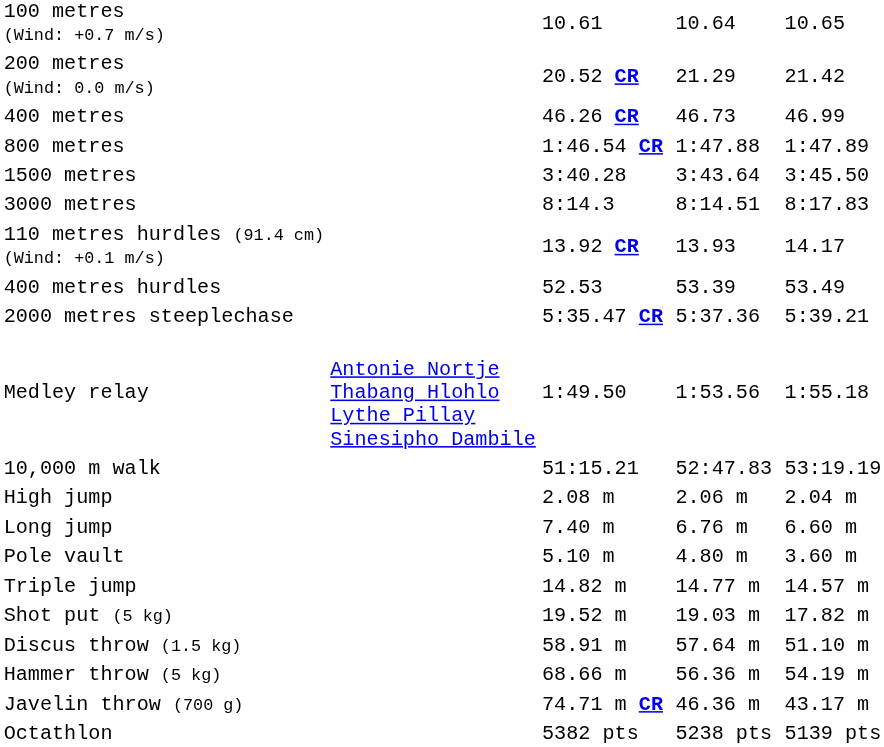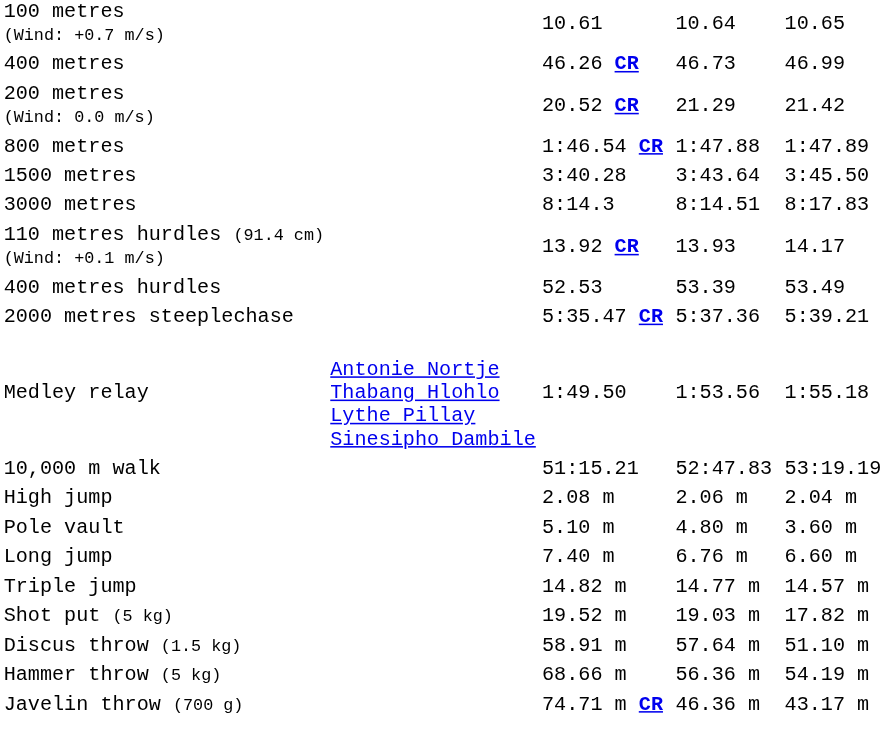rows swapped: (79, 75) <-> (64, 117)
rows swapped: (64, 557) <-> (58, 527)
- row: (58, 734)
